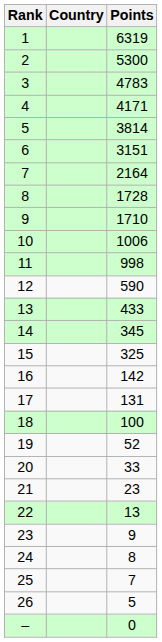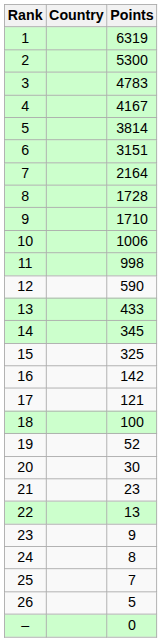(132, 106) 4171 -> (132, 106) 4167
(132, 399) 131 -> (132, 399) 121
(132, 467) 33 -> (132, 467) 30
